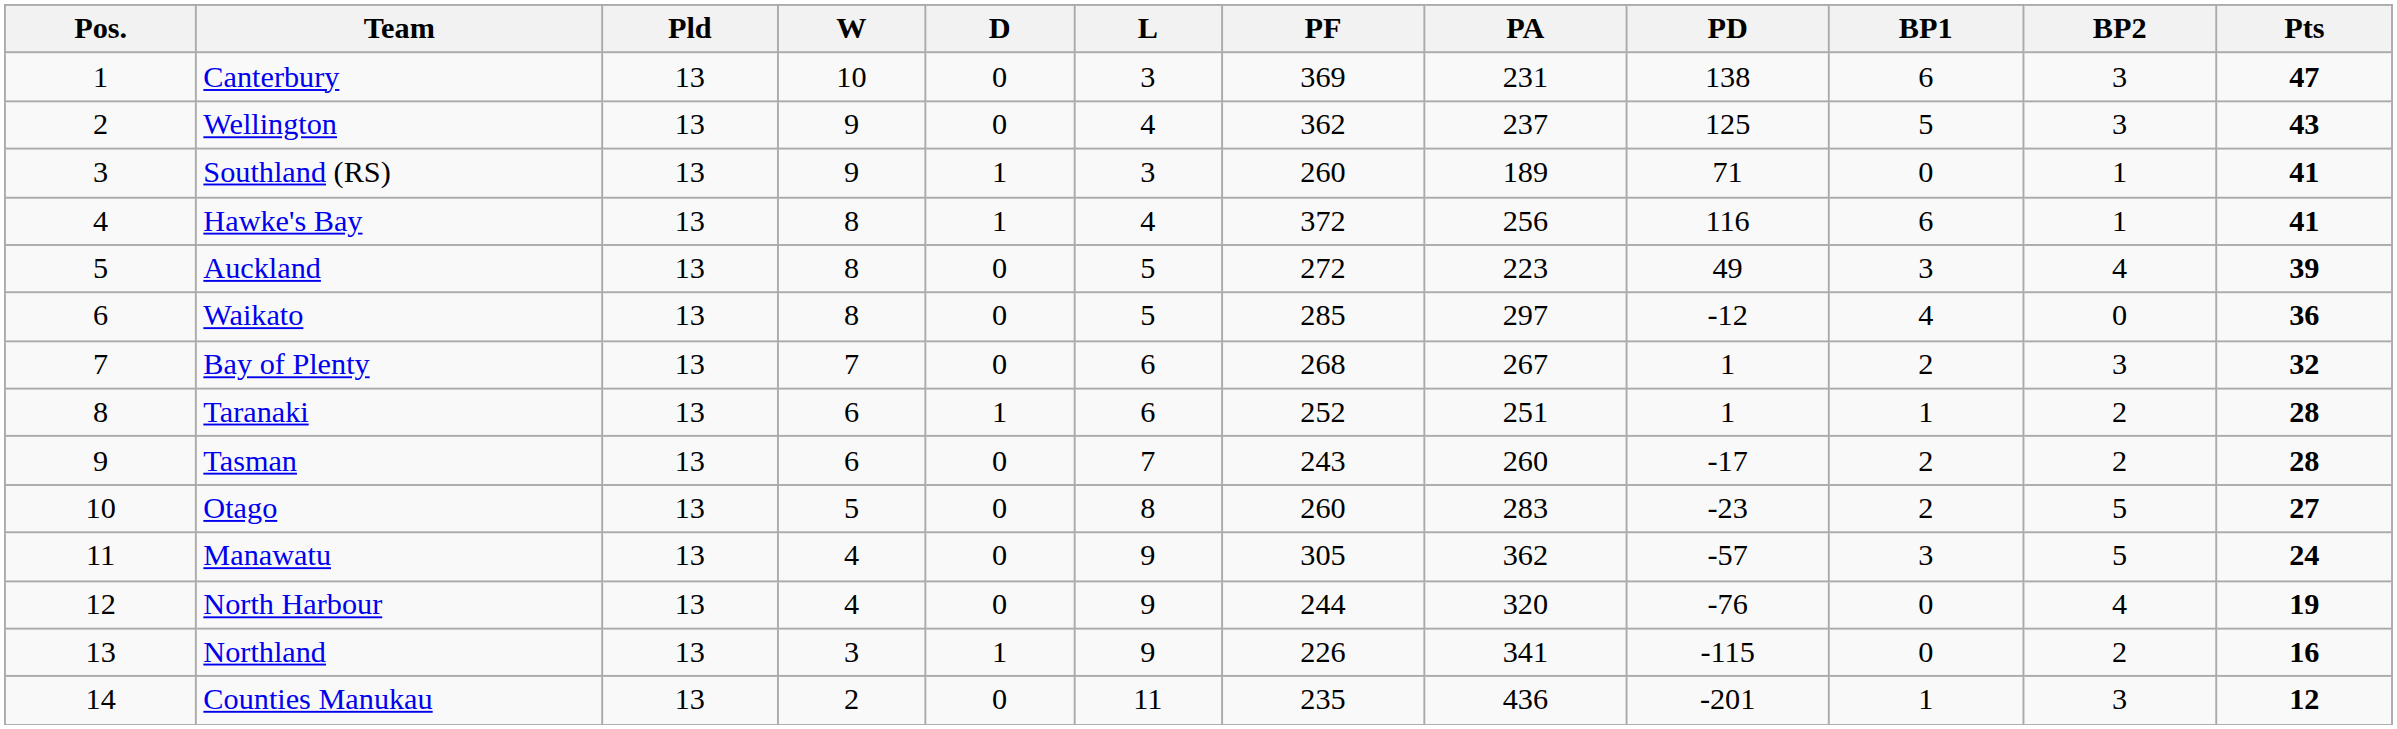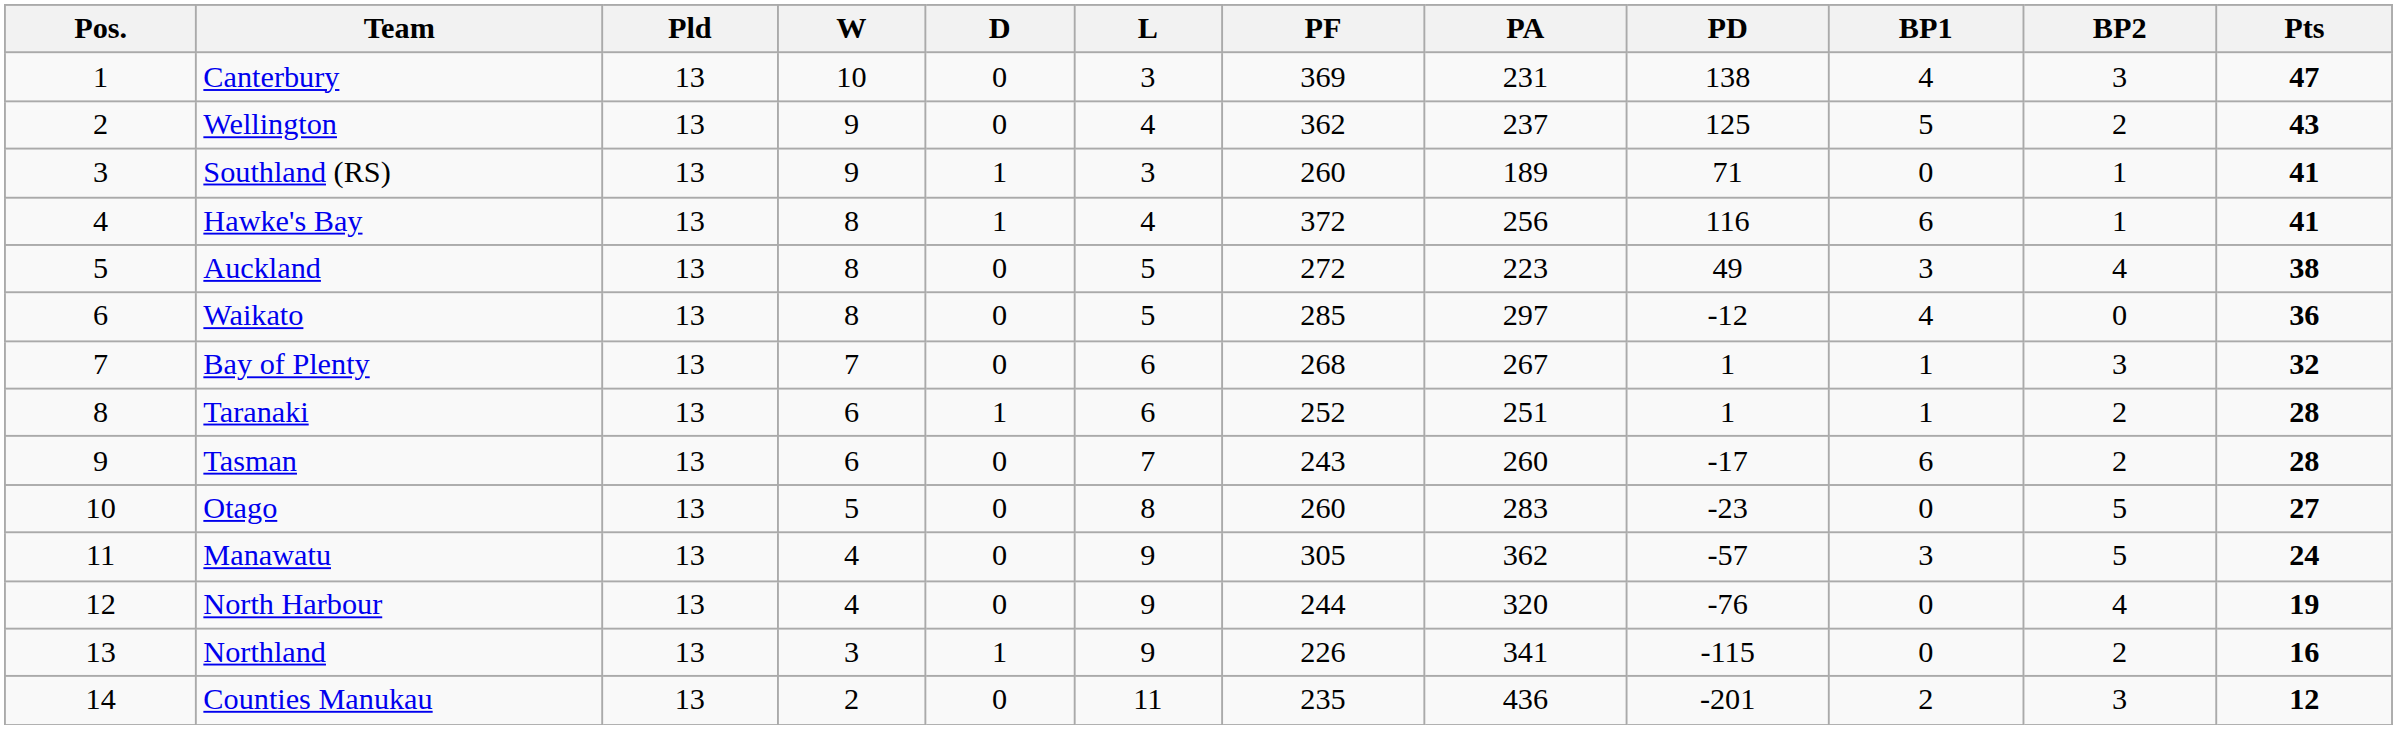(1926, 76) 6 -> (1926, 76) 4
(2120, 124) 3 -> (2120, 124) 2
(2304, 268) 39 -> (2304, 268) 38
(1926, 364) 2 -> (1926, 364) 1
(1926, 460) 2 -> (1926, 460) 6
(1926, 508) 2 -> (1926, 508) 0
(1926, 699) 1 -> (1926, 699) 2
